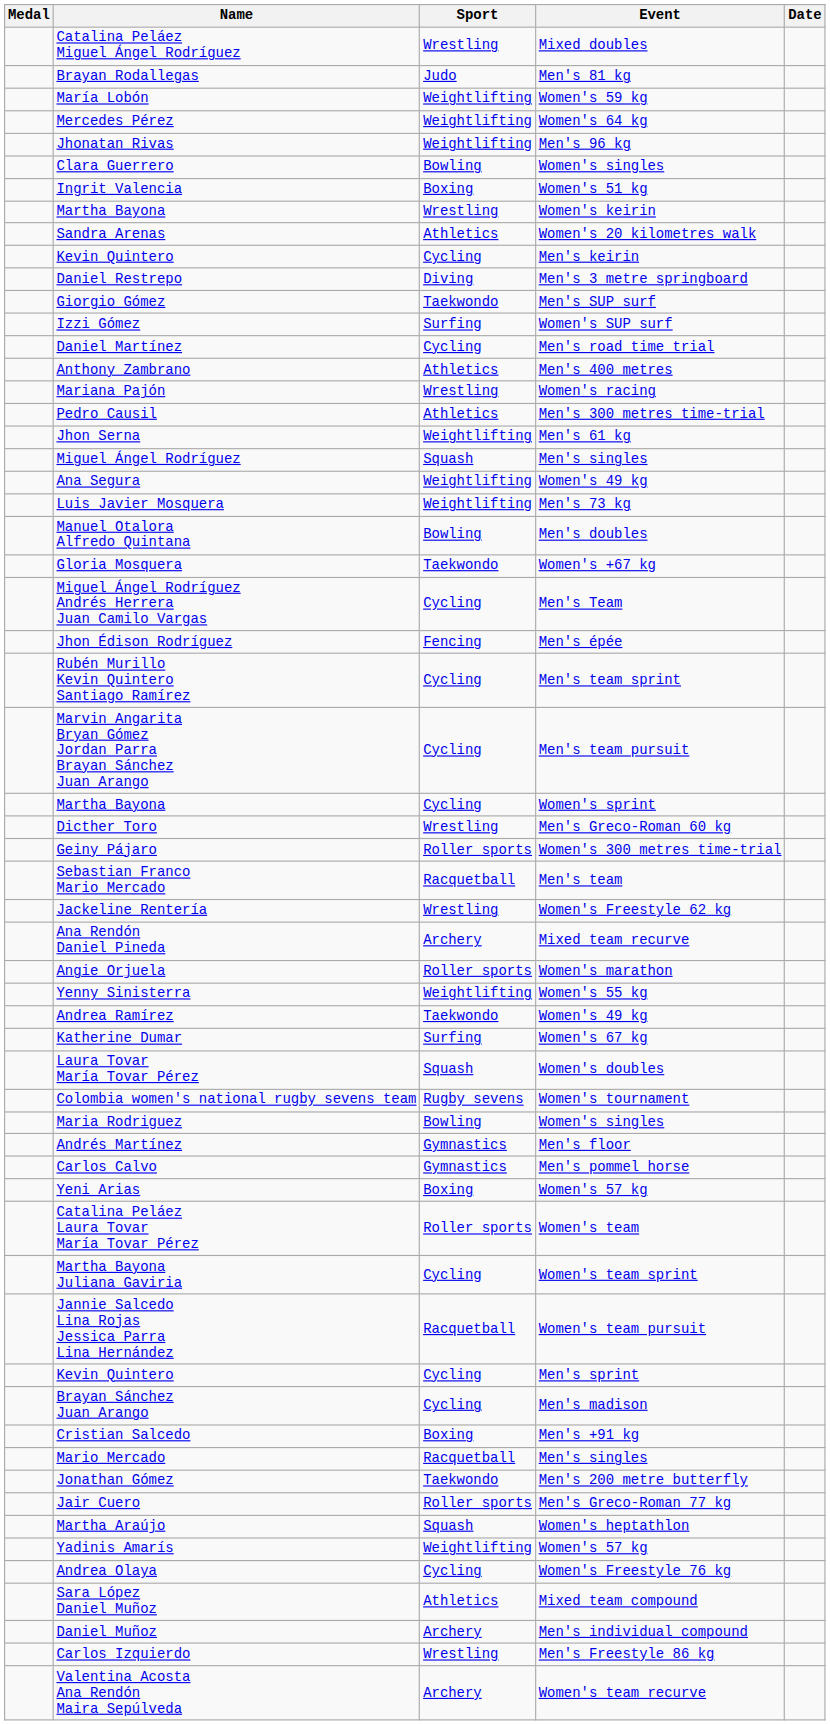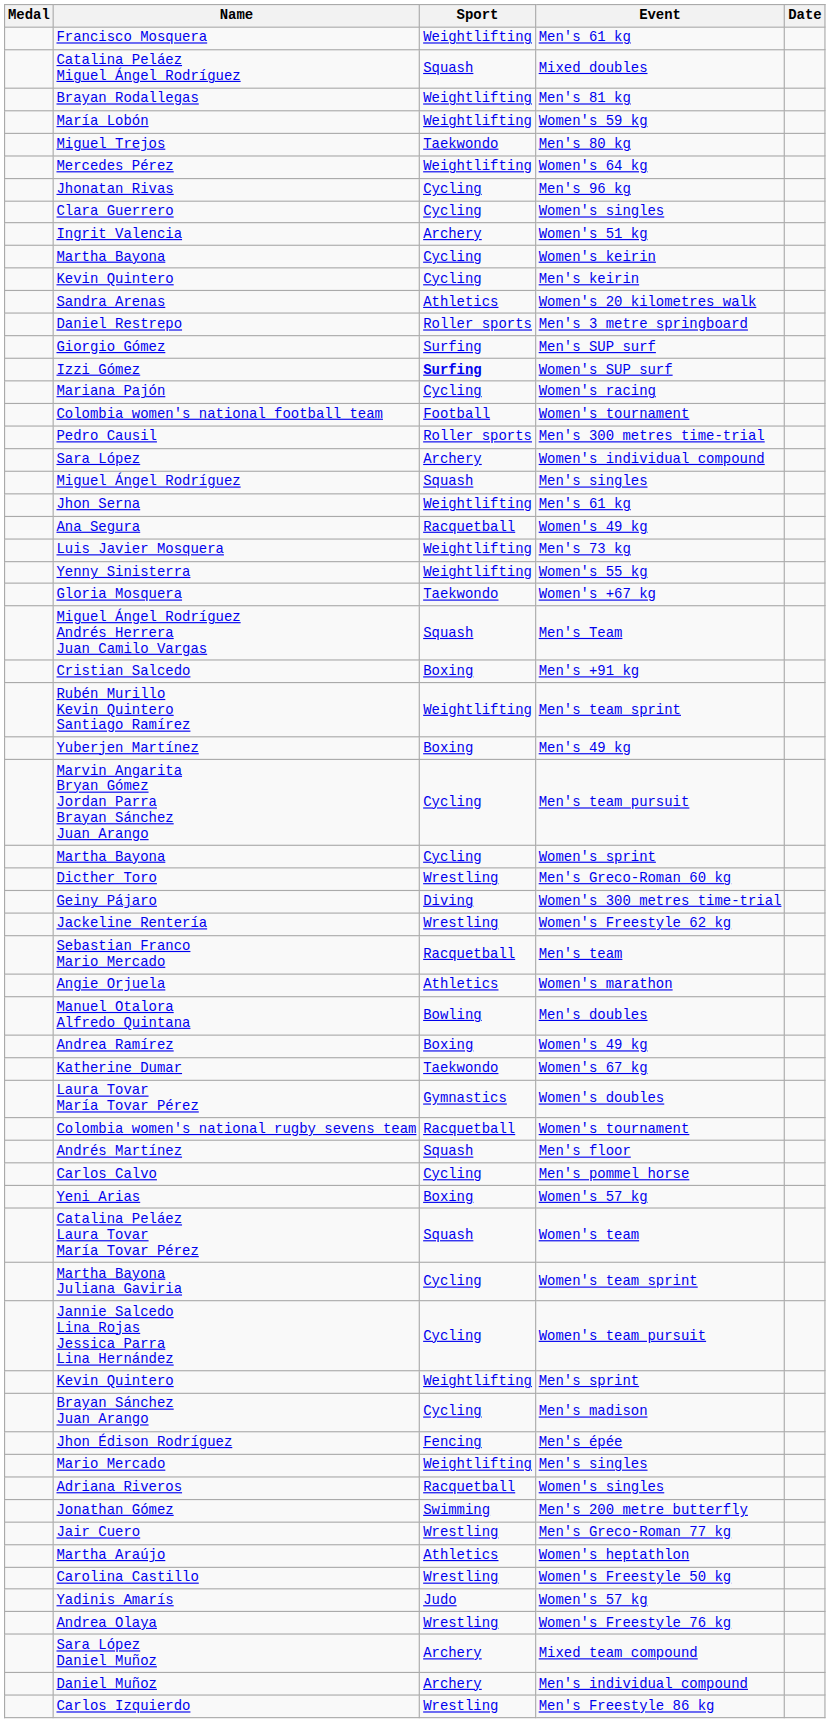+ row: (132, 39)
(461, 47) Wrestling -> (448, 69) Squash
(440, 77) Judo -> (478, 100) Weightlifting
+ row: (111, 145)
(478, 145) Weightlifting -> (452, 190) Cycling
(452, 167) Bowling -> (452, 212) Cycling
(448, 190) Boxing -> (452, 235) Archery
(461, 212) Wrestling -> (452, 257) Cycling
rows swapped: (111, 235) <-> (115, 257)
(448, 280) Diving -> (478, 325) Roller sports
(461, 302) Taekwondo -> (452, 347) Surfing
(452, 325) normal -> (452, 370) bold
- row: (119, 347)
- row: (123, 370)
(461, 392) Wrestling -> (452, 392) Cycling
+ row: (220, 415)
(461, 415) Athletics -> (478, 438) Roller sports
+ row: (98, 460)
rows swapped: (149, 460) <-> (98, 438)
(478, 483) Weightlifting -> (469, 528) Racquetball
rows swapped: (123, 995) <-> (123, 536)
(452, 604) Cycling -> (448, 634) Squash
rows swapped: (123, 1437) <-> (144, 643)
(452, 681) Cycling -> (478, 710) Weightlifting
+ row: (128, 749)
(478, 850) Roller sports -> (448, 902) Diving
rows swapped: (132, 911) <-> (123, 881)
- row: (111, 942)
(478, 972) Roller sports -> (461, 985) Athletics
(461, 1017) Taekwondo -> (448, 1046) Boxing
(452, 1040) Surfing -> (461, 1069) Taekwondo
(448, 1070) Squash -> (465, 1099) Gymnastics
(473, 1100) Rugby sevens -> (469, 1130) Racquetball
- row: (119, 1123)
(465, 1146) Gymnastics -> (448, 1152) Squash
(465, 1168) Gymnastics -> (452, 1175) Cycling
(478, 1229) Roller sports -> (448, 1236) Squash
(469, 1329) Racquetball -> (452, 1336) Cycling
(452, 1376) Cycling -> (478, 1382) Weightlifting
(469, 1459) Racquetball -> (478, 1466) Weightlifting
+ row: (119, 1488)
(461, 1482) Taekwondo -> (457, 1511) Swimming
(478, 1504) Roller sports -> (461, 1533) Wrestling
(448, 1527) Squash -> (461, 1556) Athletics
+ row: (128, 1578)
(478, 1549) Weightlifting -> (440, 1601) Judo
(452, 1572) Cycling -> (461, 1623) Wrestling
(461, 1602) Athletics -> (452, 1654) Archery
- row: (123, 1693)
